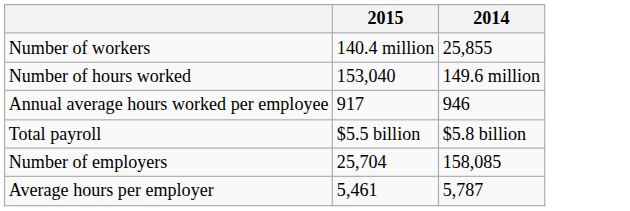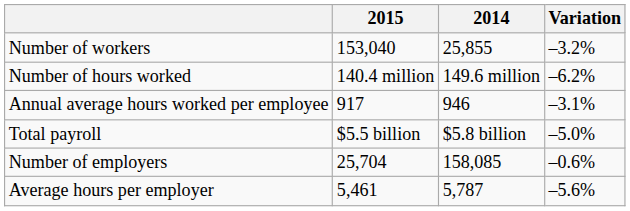+ column: (585, 18)
(386, 47) 140.4 million -> (366, 47) 153,040
(366, 76) 153,040 -> (386, 76) 140.4 million
